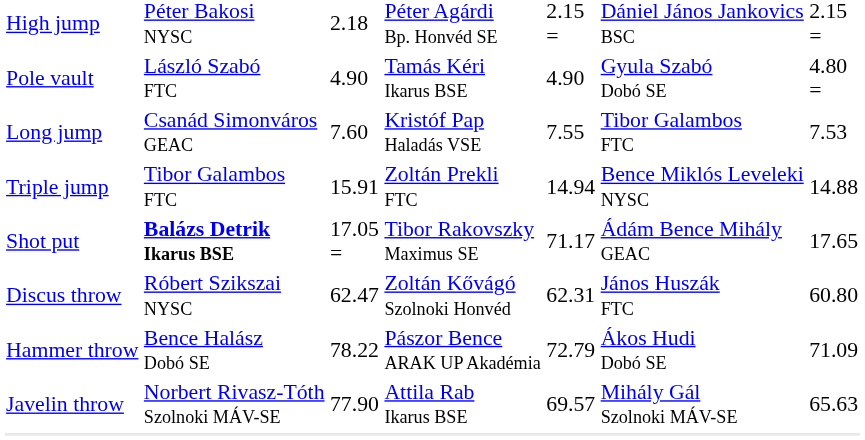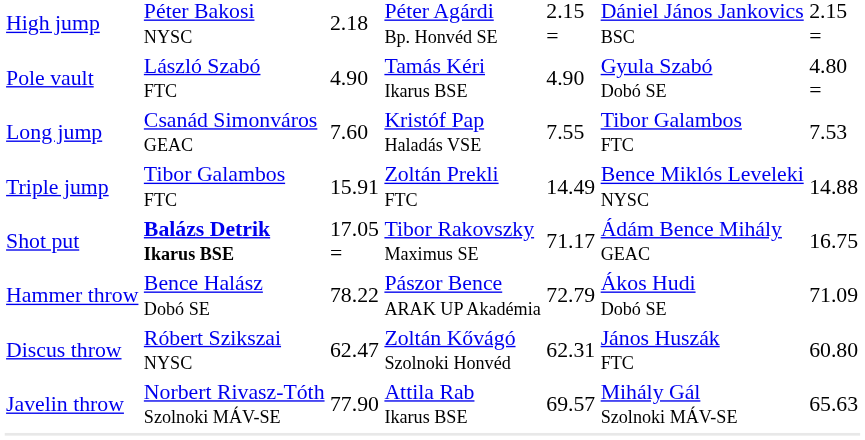(571, 186) 14.94 -> (571, 186) 14.49
(834, 240) 17.65 -> (834, 240) 16.75
rows swapped: (64, 295) <-> (72, 349)
